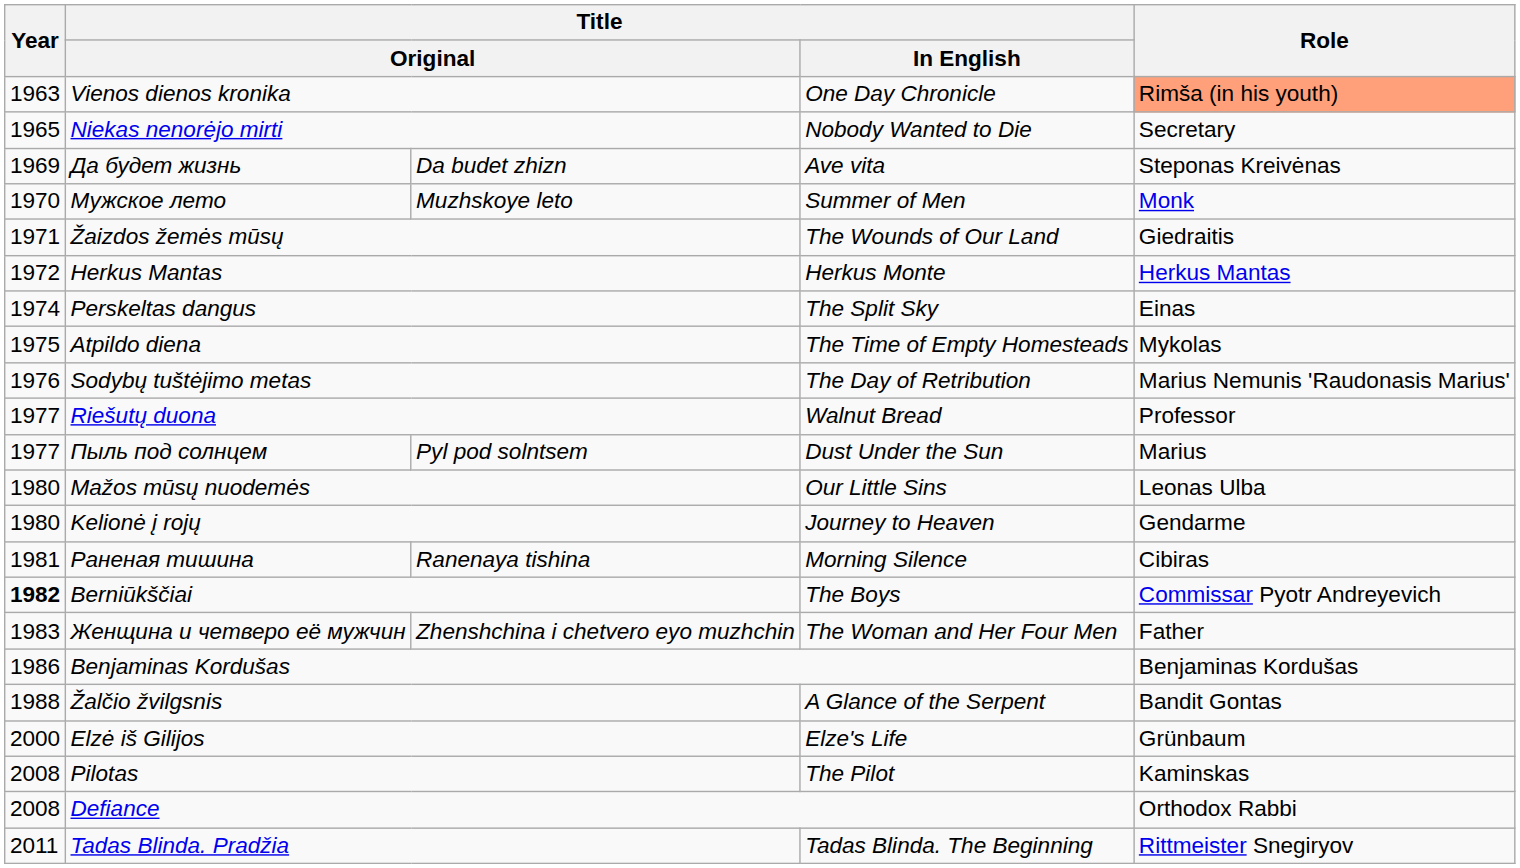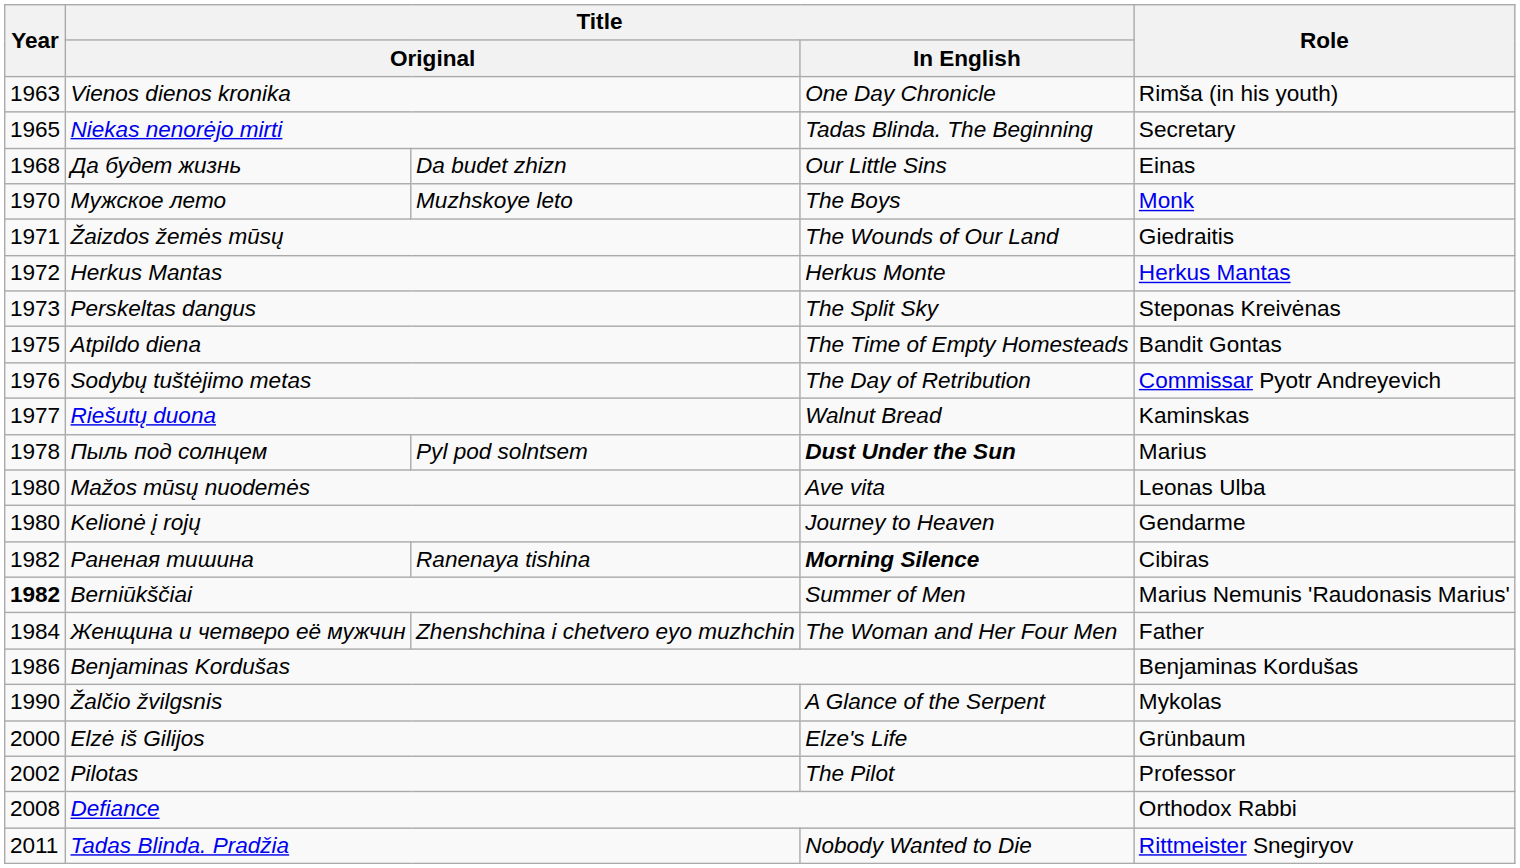(1239, 93) lightsalmon background -> (1239, 93) no background
(918, 129) Nobody Wanted to Die -> (949, 129) Tadas Blinda. The Beginning
(35, 165) 1969 -> (35, 165) 1968
(845, 165) Ave vita -> (876, 165) Our Little Sins
(1240, 165) Steponas Kreivėnas -> (1167, 165) Einas
(885, 201) Summer of Men -> (853, 201) The Boys
(35, 308) 1974 -> (35, 308) 1973
(1167, 308) Einas -> (1240, 308) Steponas Kreivėnas
(1180, 344) Mykolas -> (1210, 344) Bandit Gontas
(1324, 380) Marius Nemunis 'Raudonasis Marius' -> (1290, 380) Commissar Pyotr Andreyevich
(1187, 415) Professor -> (1194, 415) Kaminskas
(35, 451) 1977 -> (35, 451) 1978
(904, 451) normal -> (910, 451) bold
(876, 487) Our Little Sins -> (845, 487) Ave vita
(35, 559) 1981 -> (35, 559) 1982
(886, 559) normal -> (892, 559) bold
(853, 594) The Boys -> (885, 594) Summer of Men
(1290, 594) Commissar Pyotr Andreyevich -> (1324, 594) Marius Nemunis 'Raudonasis Marius'
(35, 630) 1983 -> (35, 630) 1984
(35, 702) 1988 -> (35, 702) 1990
(1210, 702) Bandit Gontas -> (1180, 702) Mykolas
(35, 773) 2008 -> (35, 773) 2002
(1194, 773) Kaminskas -> (1187, 773) Professor
(949, 845) Tadas Blinda. The Beginning -> (918, 845) Nobody Wanted to Die
